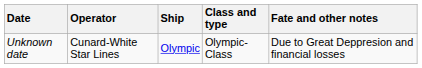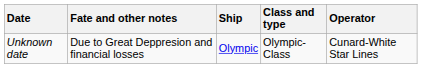columns swapped: (93, 19) <-> (325, 19)
